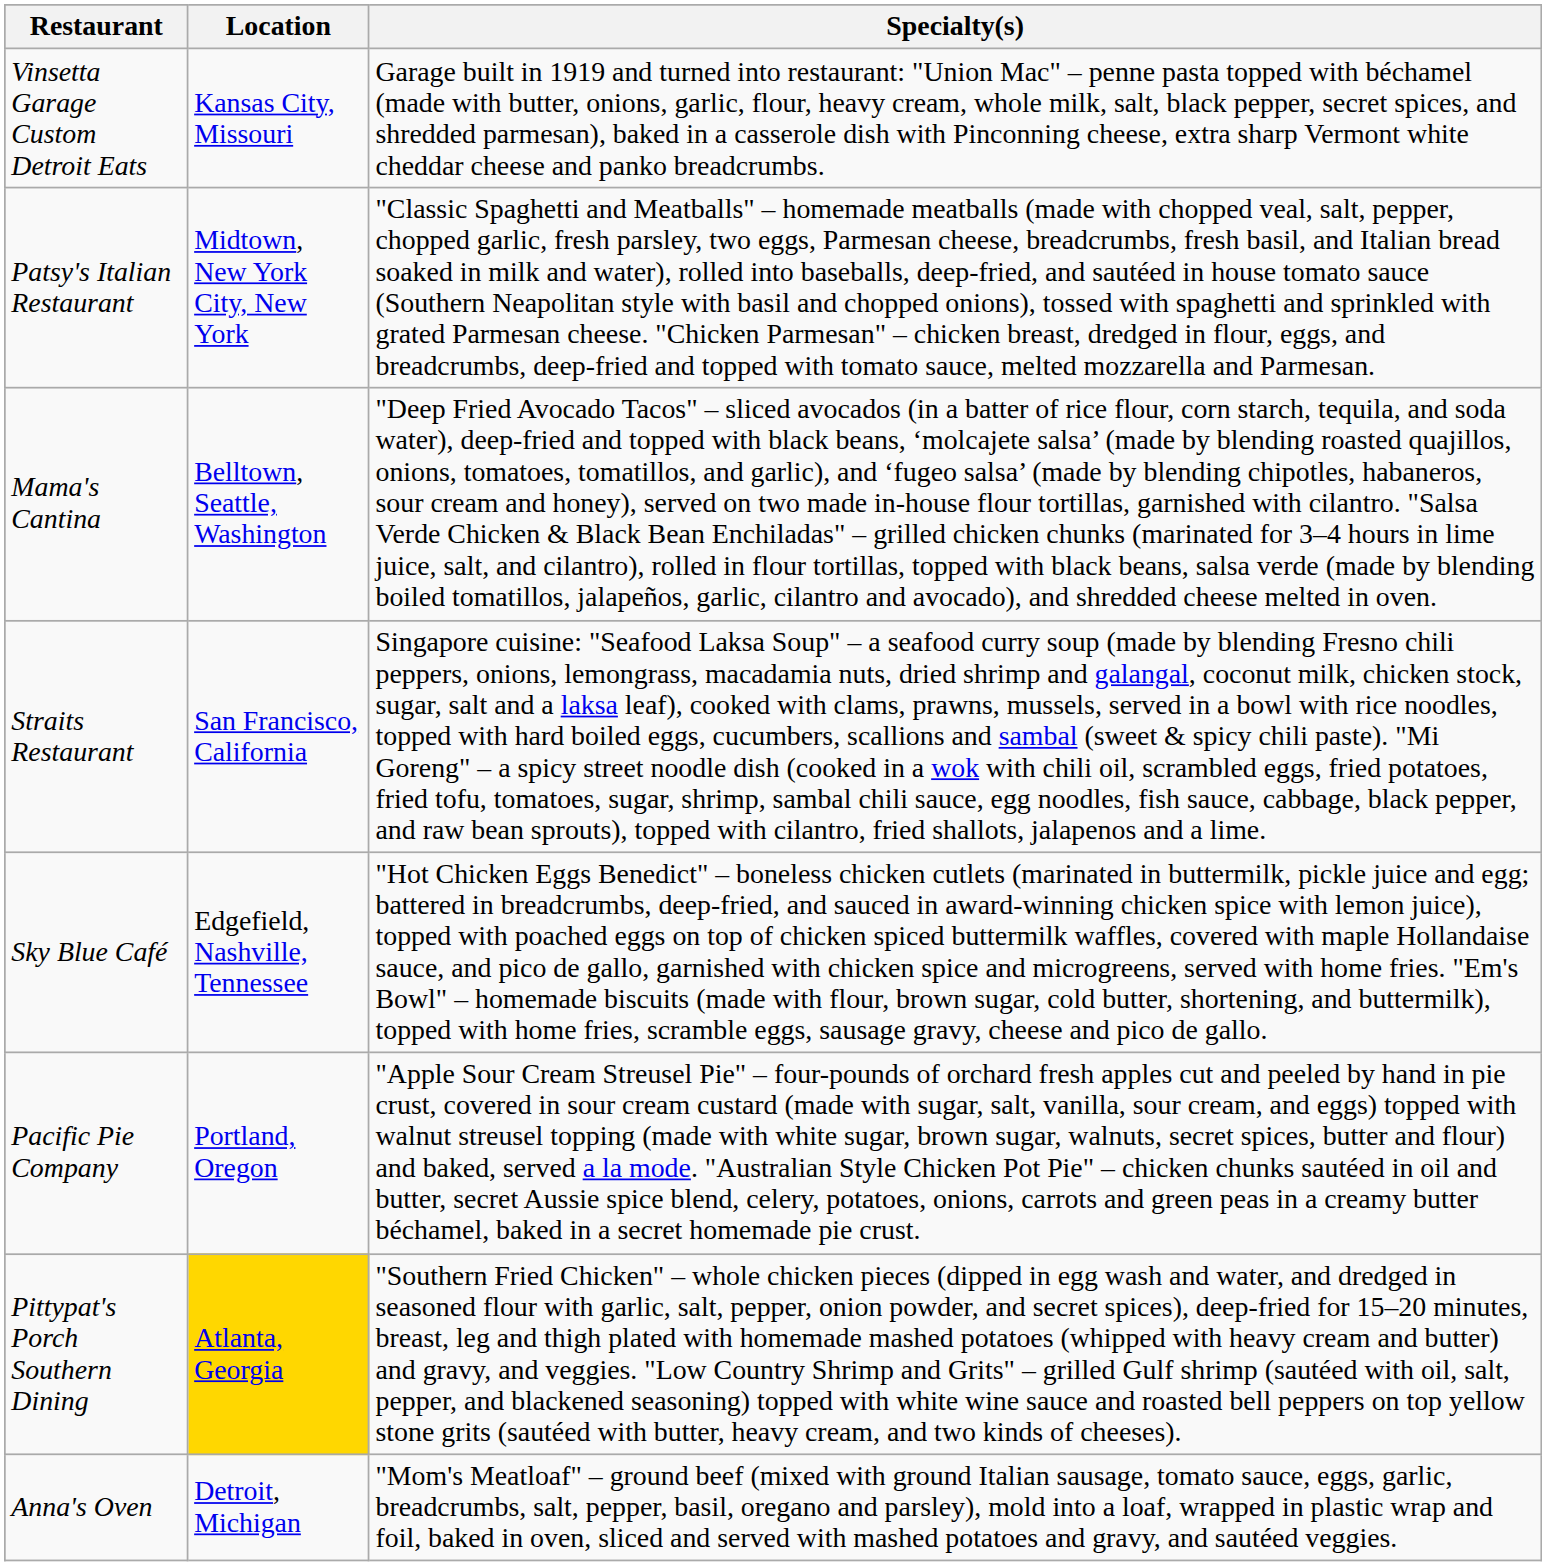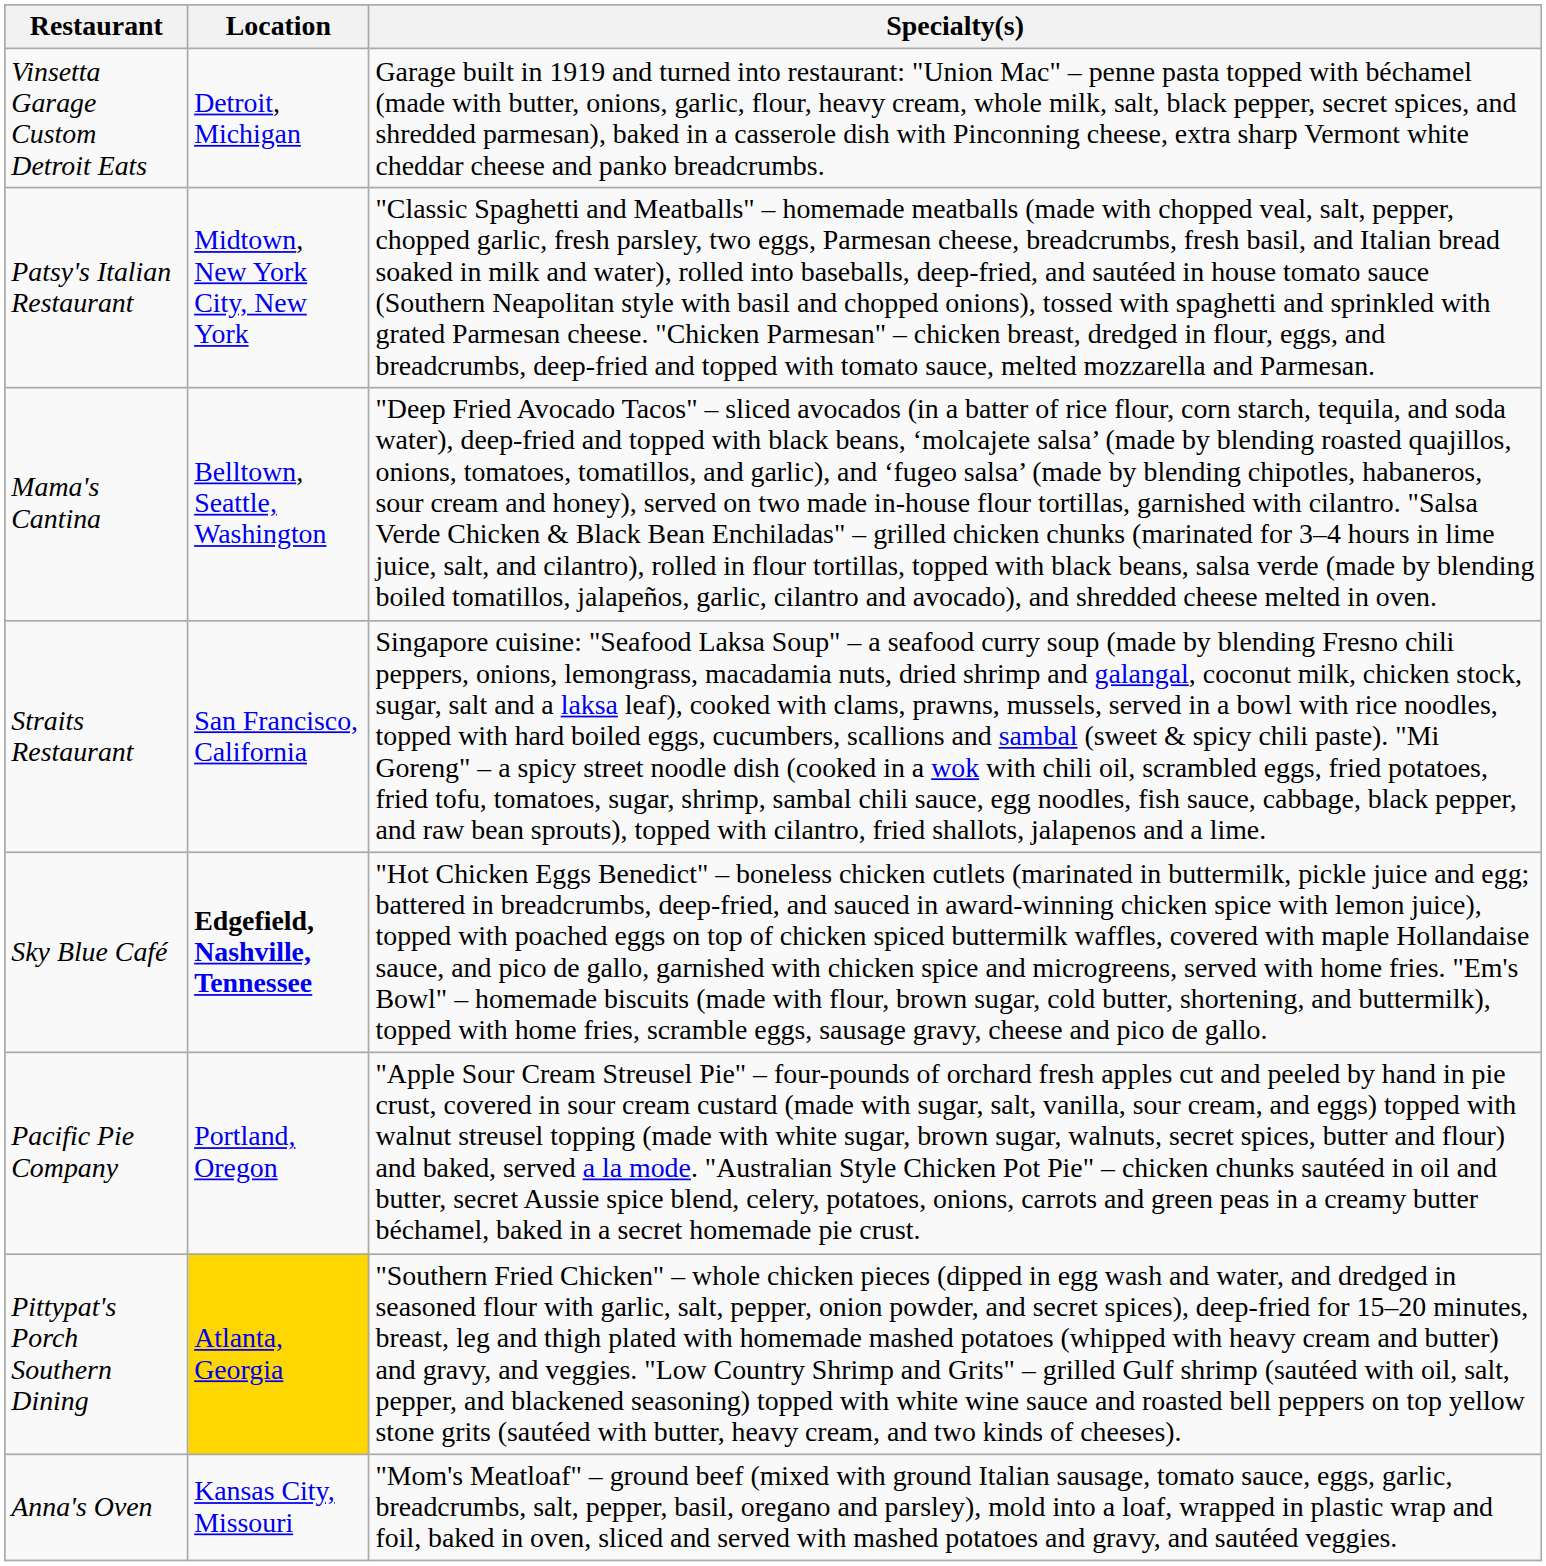(264, 117) Kansas City, Missouri -> (248, 117) Detroit, Michigan
(252, 952) normal -> (254, 952) bold
(248, 1507) Detroit, Michigan -> (264, 1507) Kansas City, Missouri
